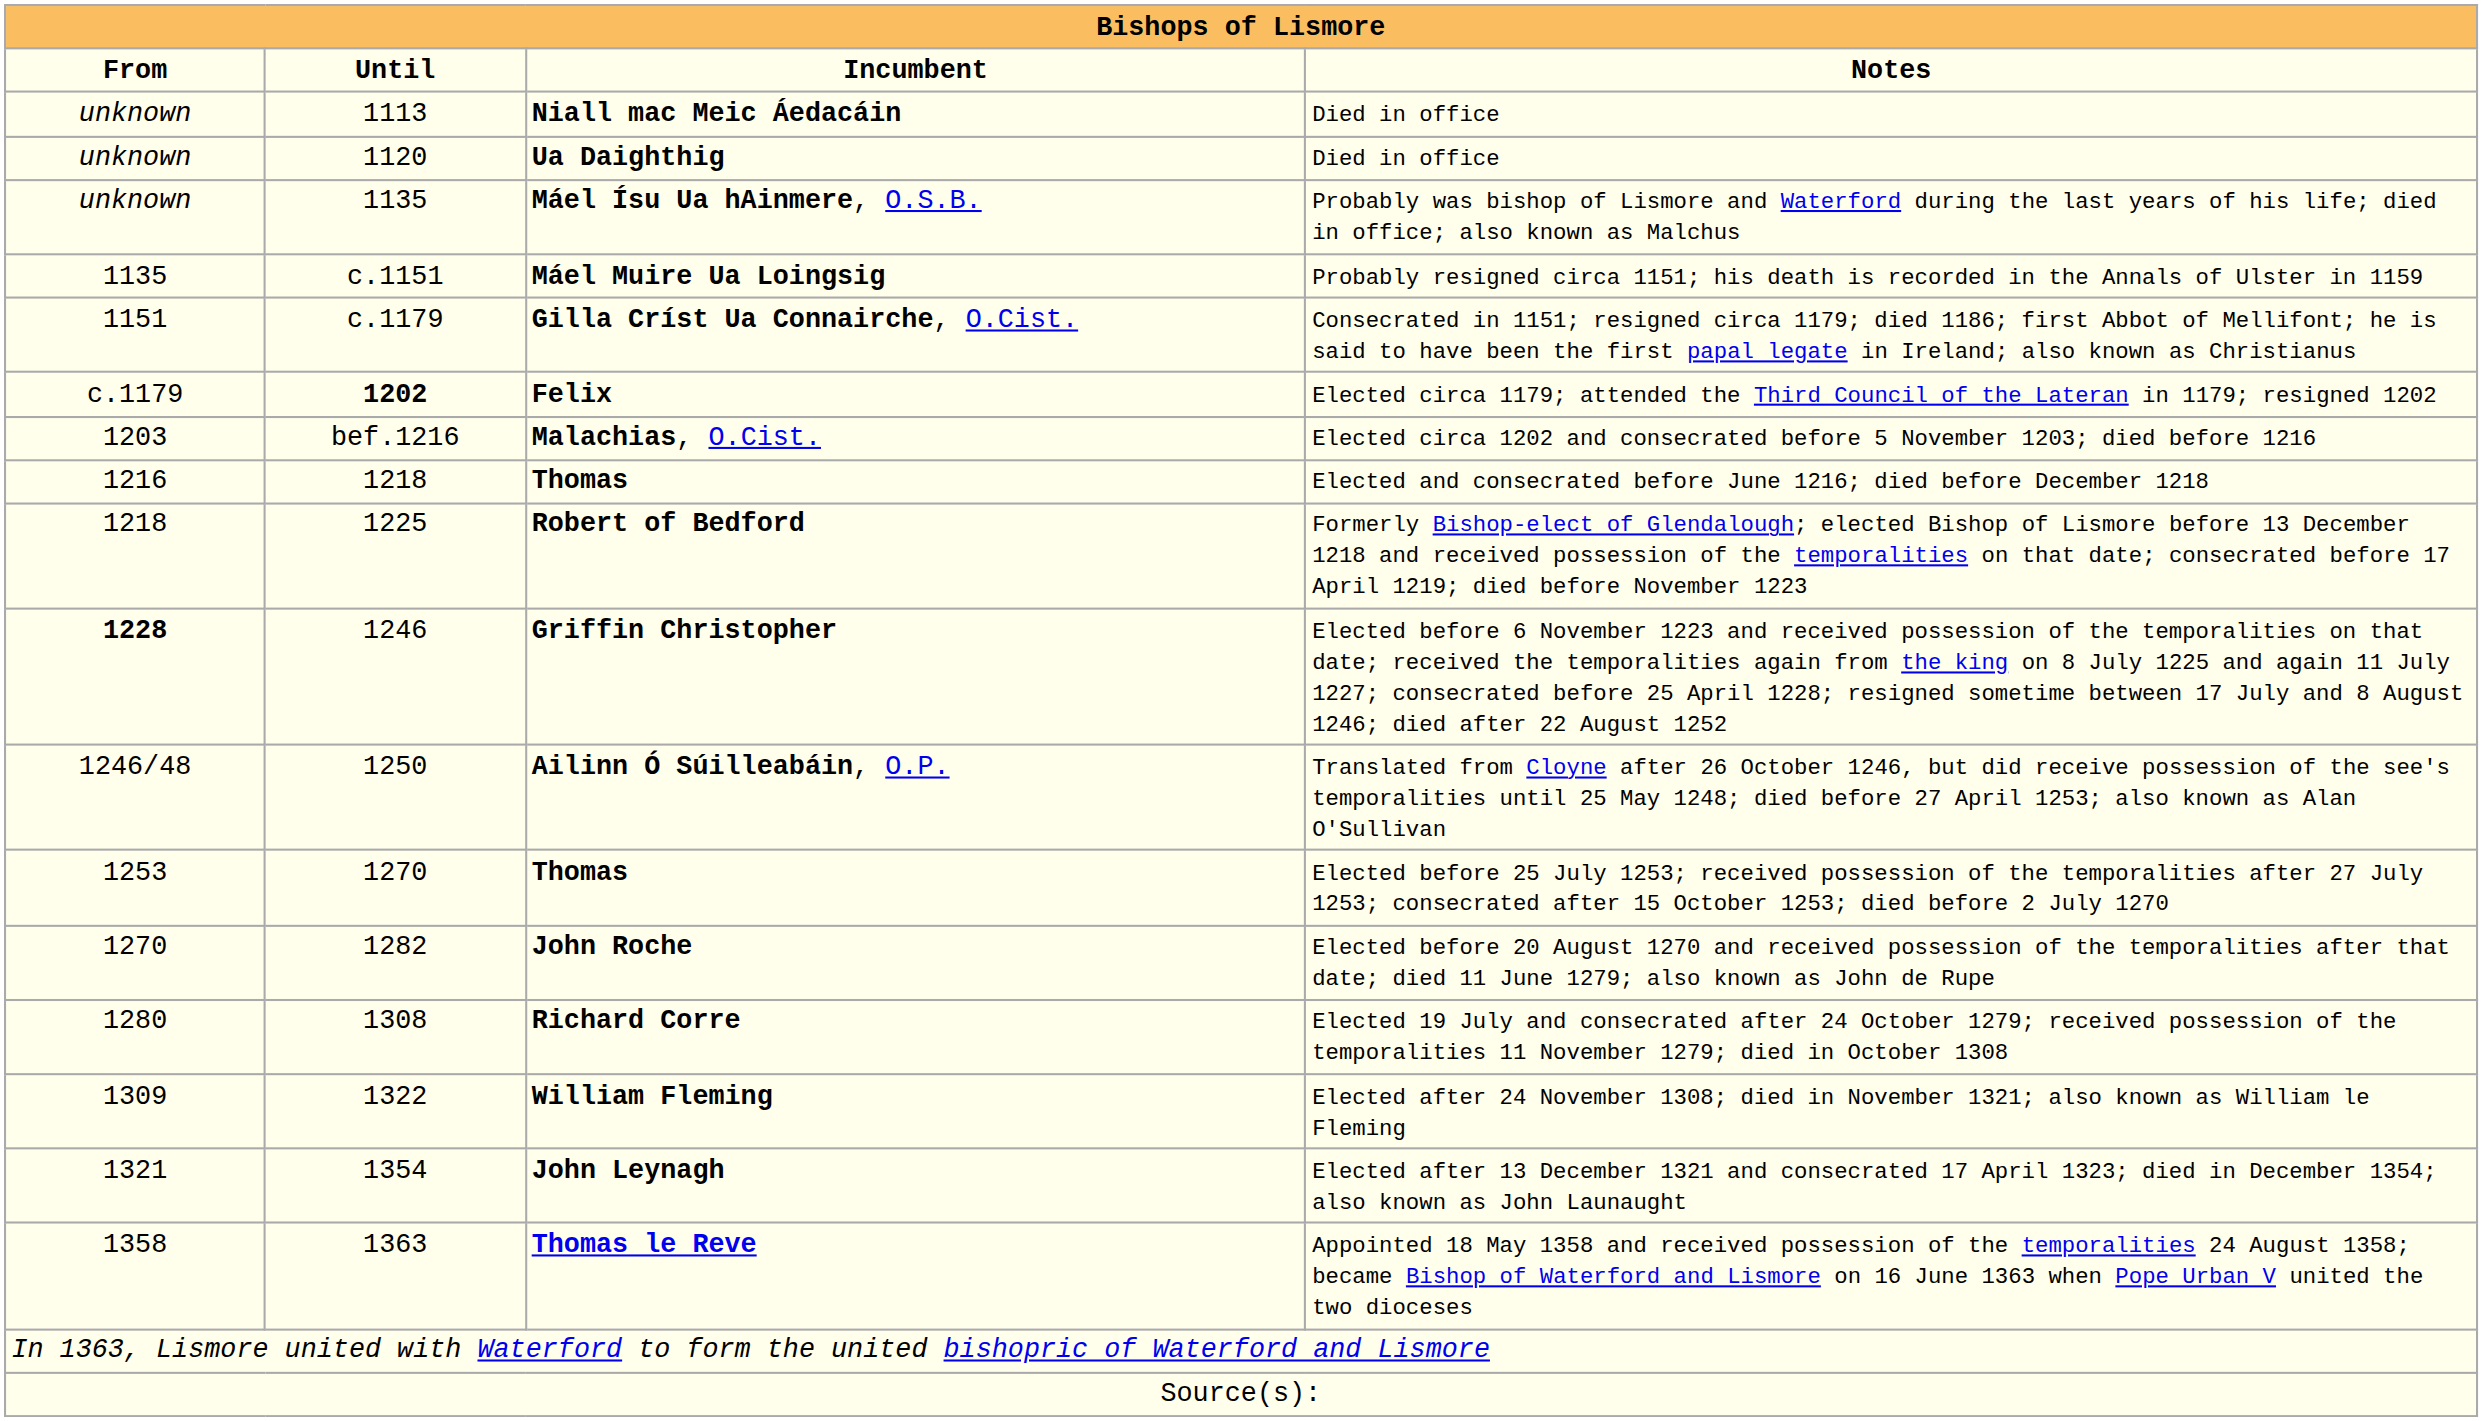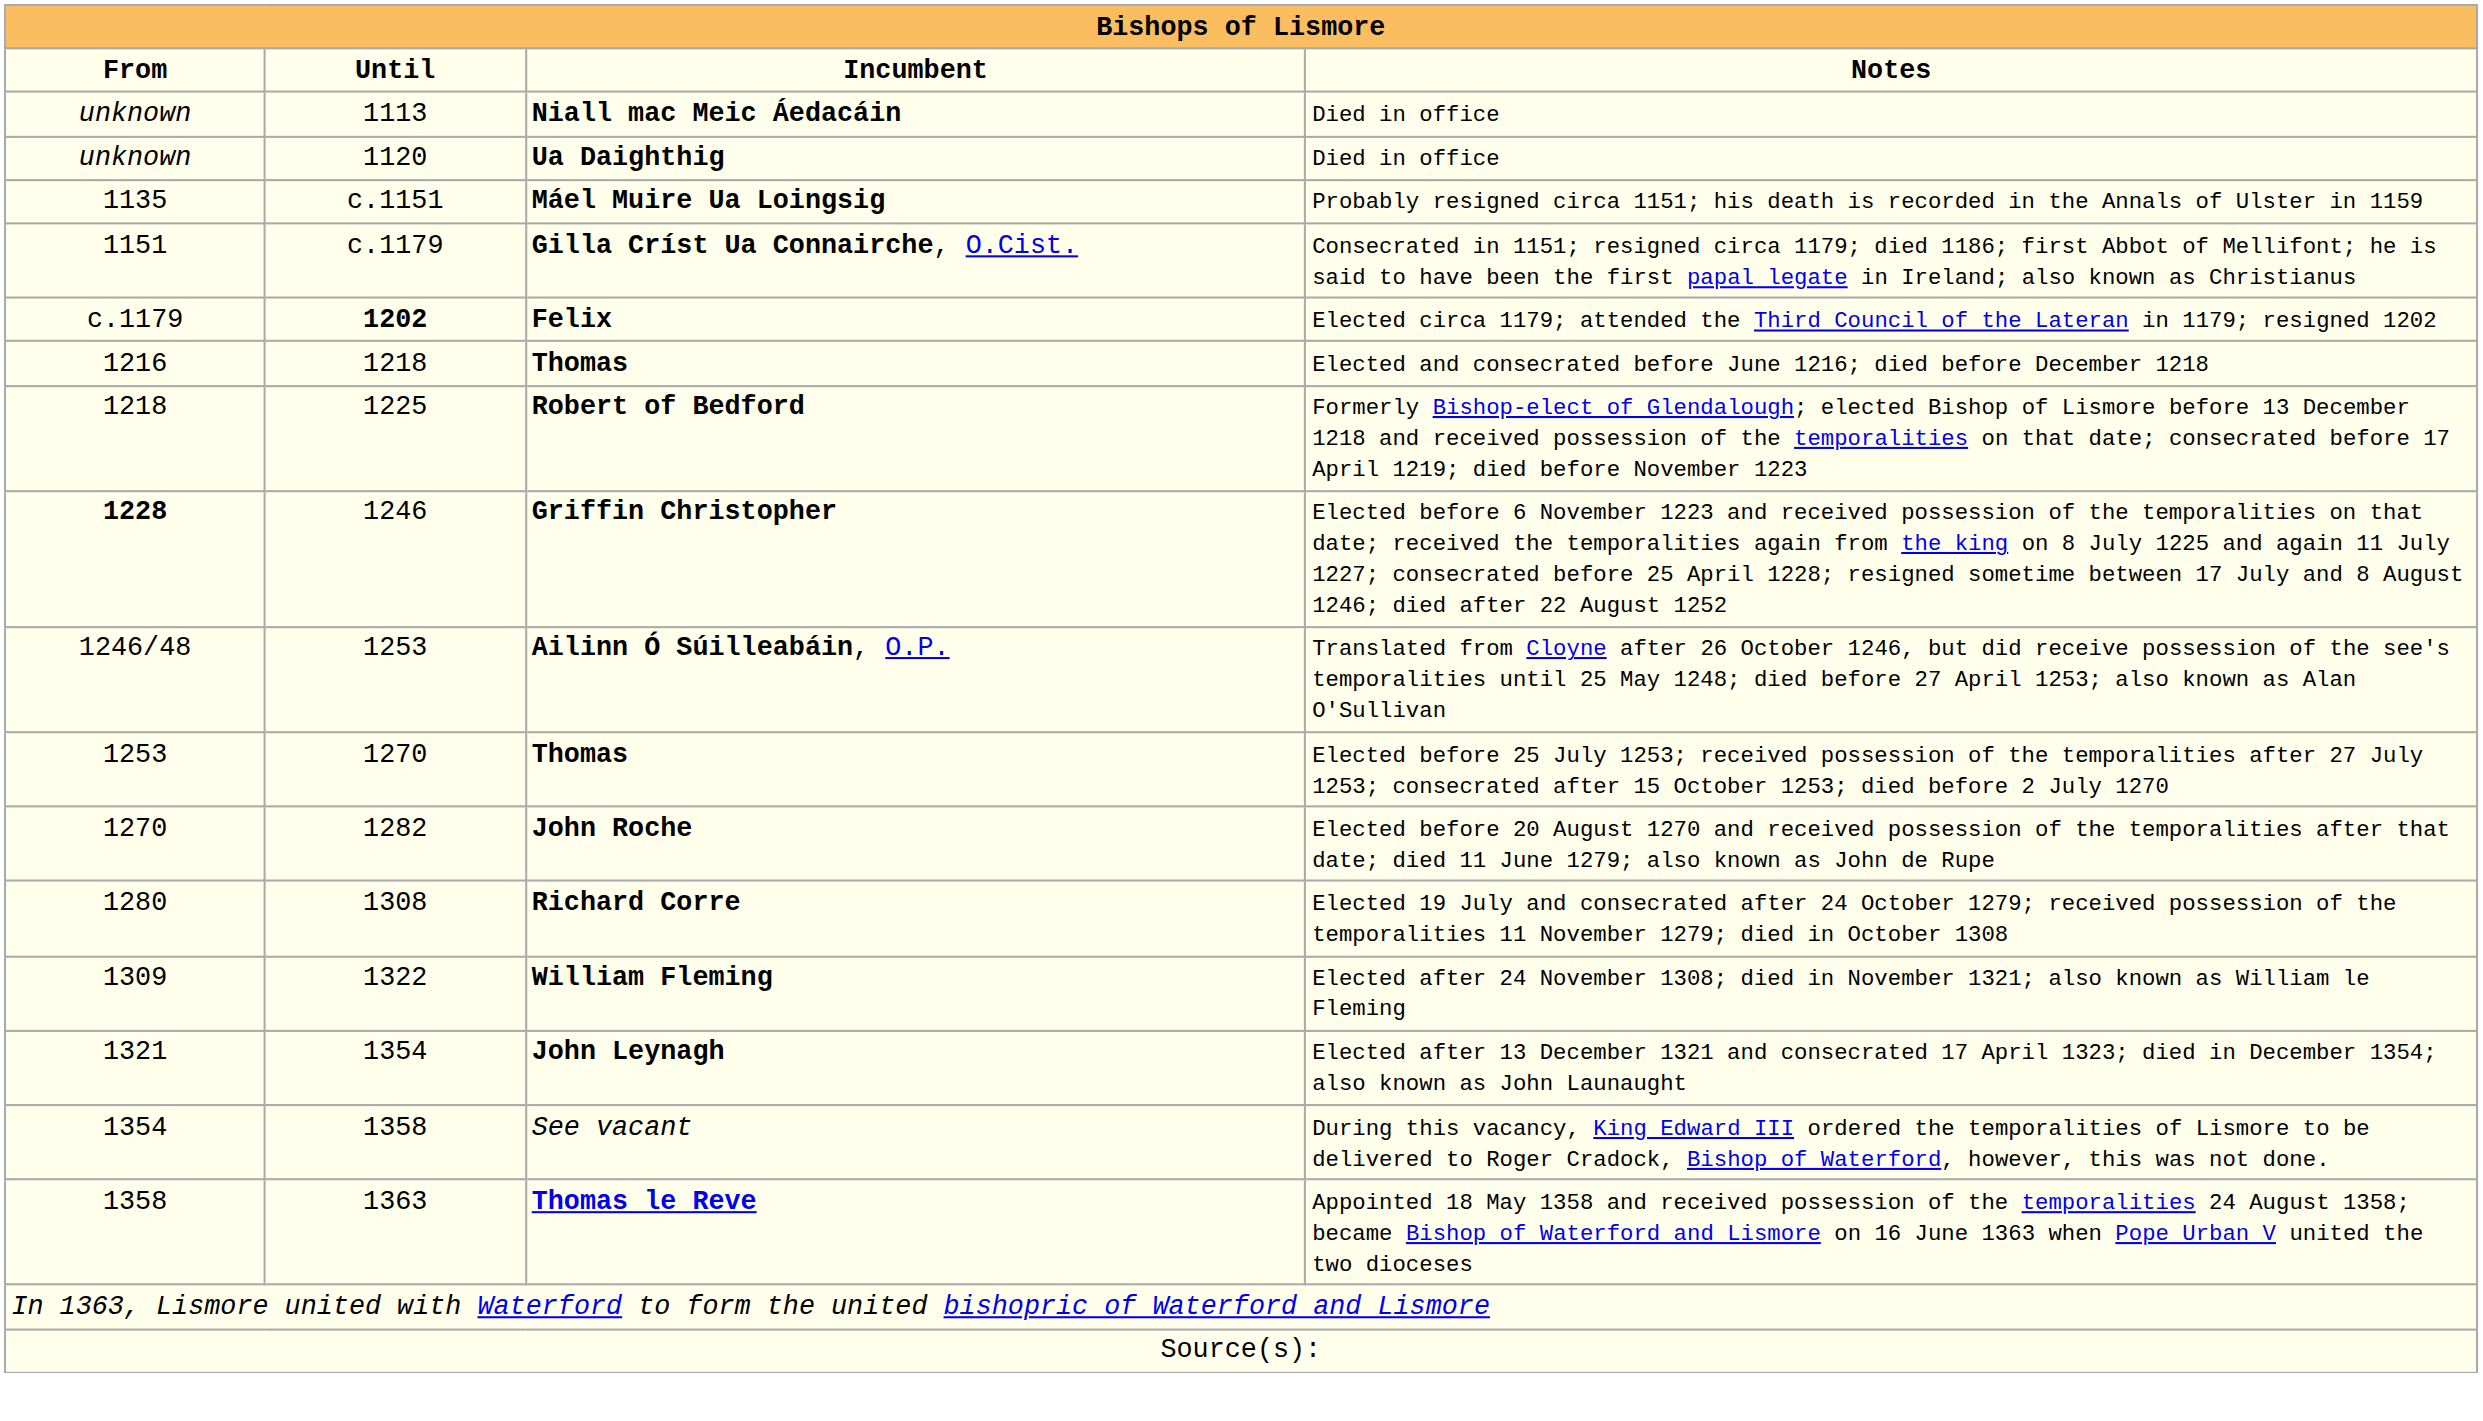- row: (757, 201)
- row: (676, 438)
(395, 767) 1250 -> (395, 649) 1253
+ row: (612, 1127)
